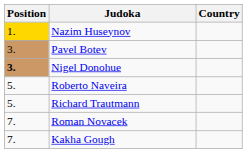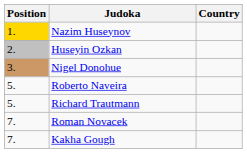+ row: (87, 49)
- row: (79, 49)
(11, 67) bold -> (11, 67) normal
